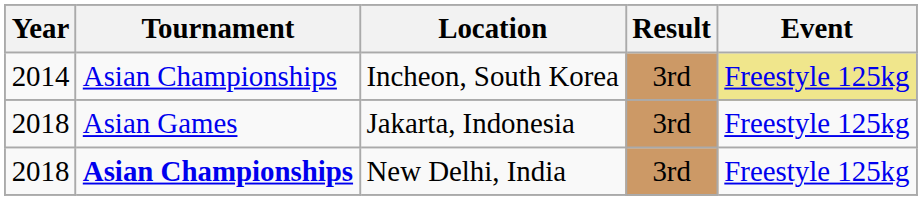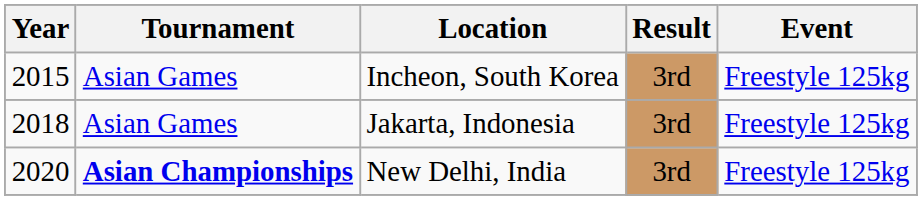(41, 76) 2014 -> (41, 76) 2015
(210, 76) Asian Championships -> (160, 76) Asian Games
(817, 76) khaki background -> (817, 76) no background
(41, 171) 2018 -> (41, 171) 2020
